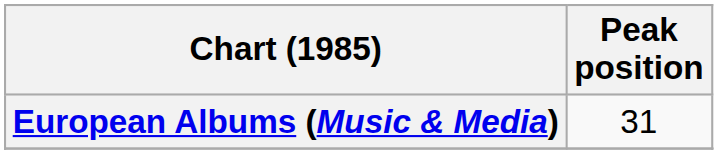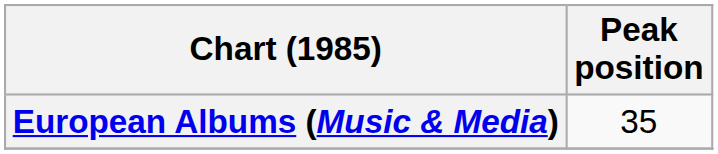(639, 121) 31 -> (639, 121) 35
